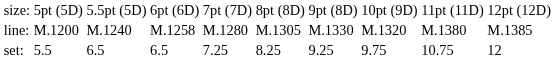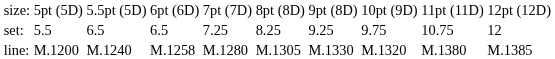rows swapped: (14, 50) <-> (16, 30)
